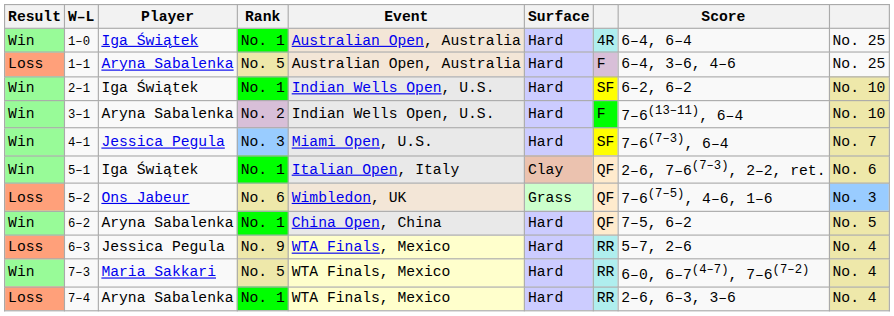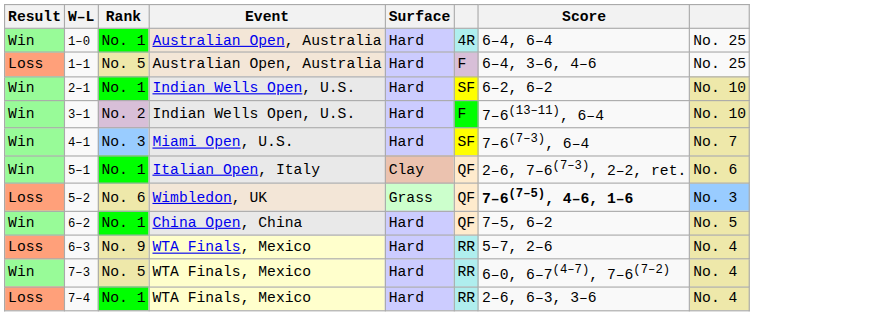- column: (168, 17)
(697, 197) normal -> (558, 197) bold
